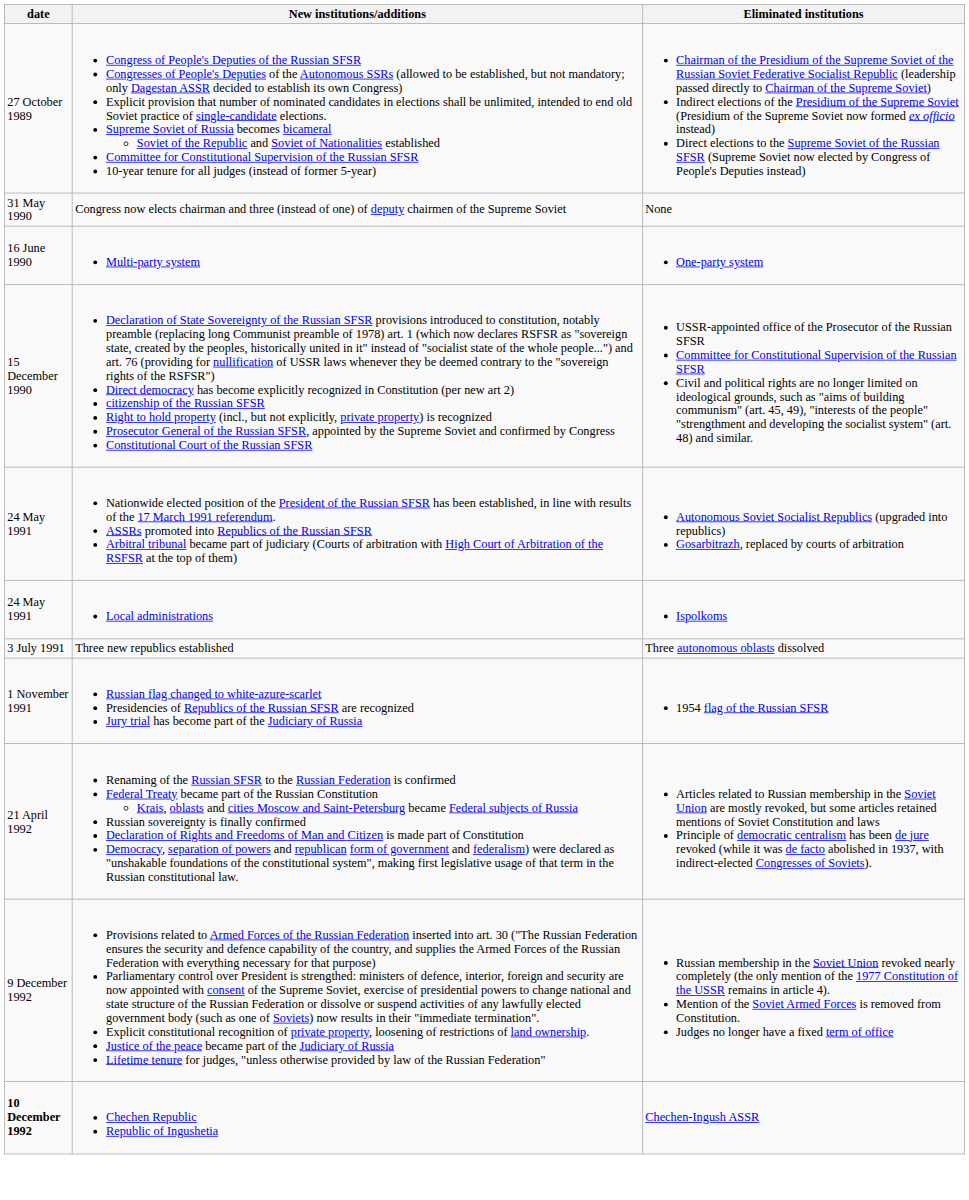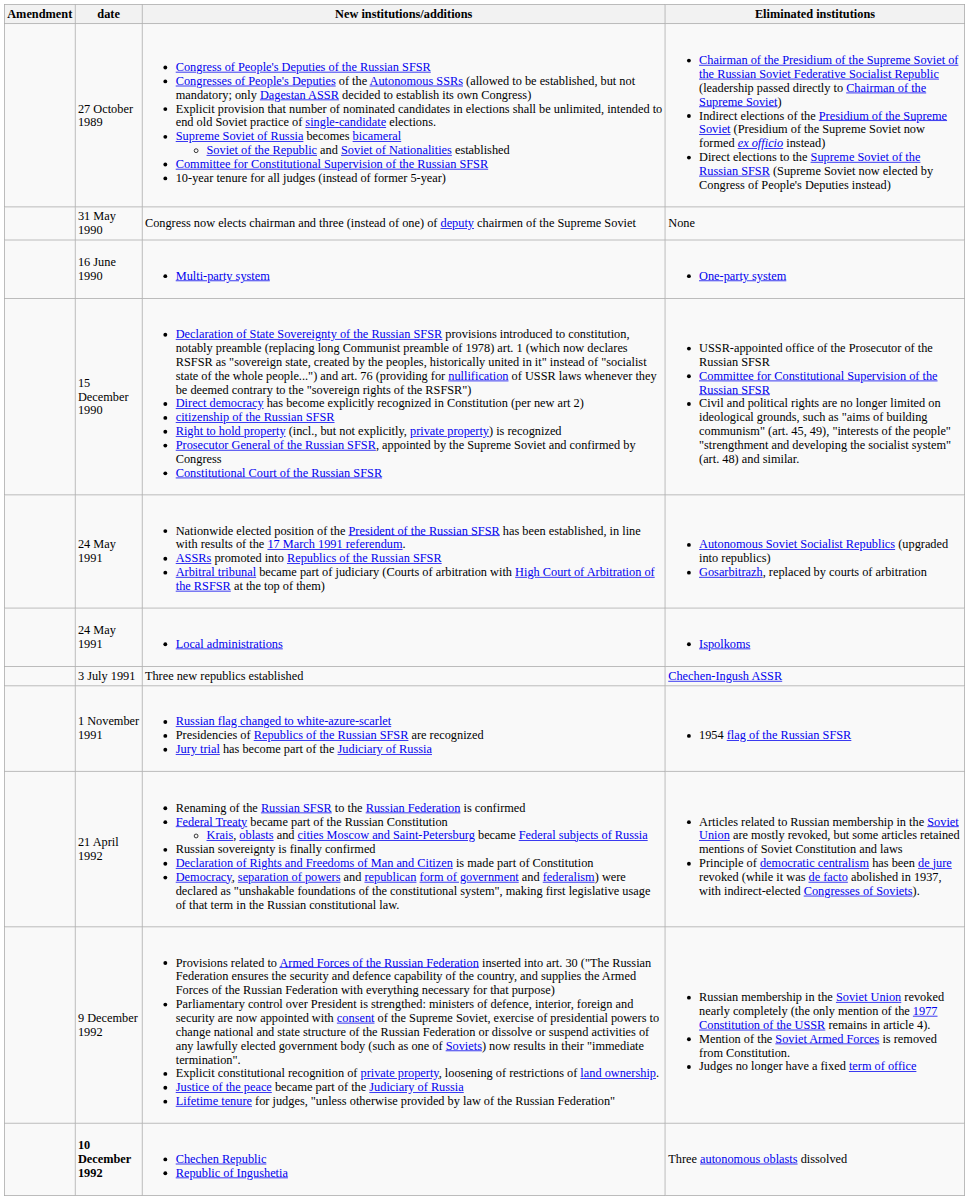+ column: (40, 14)
(735, 648) Three autonomous oblasts dissolved -> (725, 676) Chechen-Ingush ASSR
(702, 1117) Chechen-Ingush ASSR -> (758, 1159) Three autonomous oblasts dissolved
